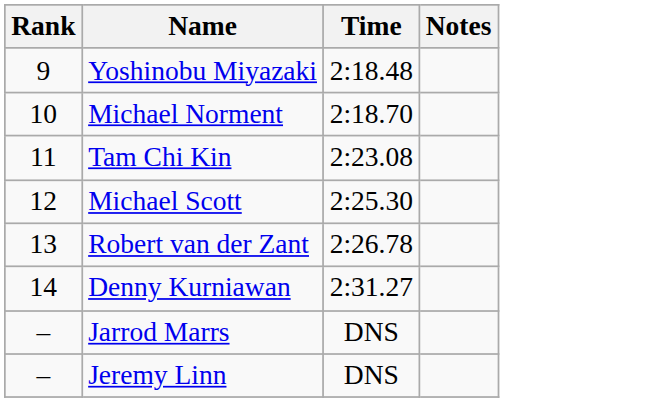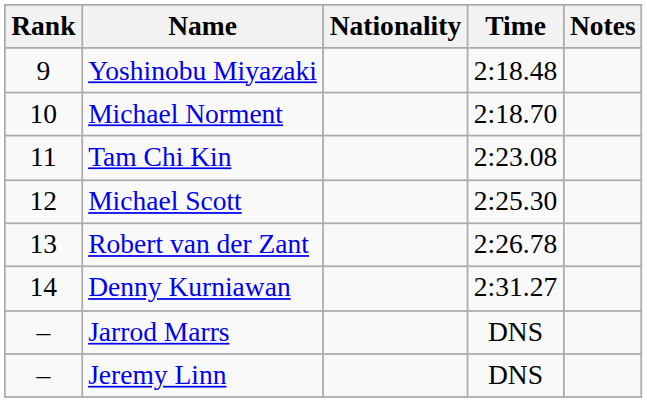+ column: (395, 26)
